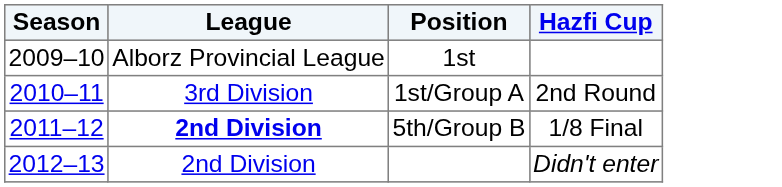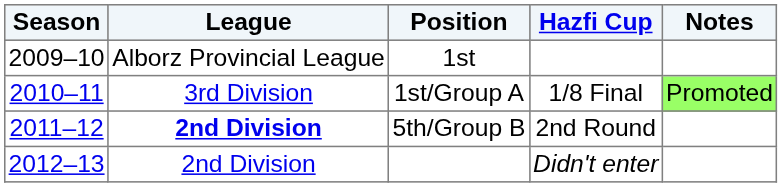+ column: (719, 22)
(596, 93) 2nd Round -> (596, 93) 1/8 Final
(596, 128) 1/8 Final -> (596, 128) 2nd Round
